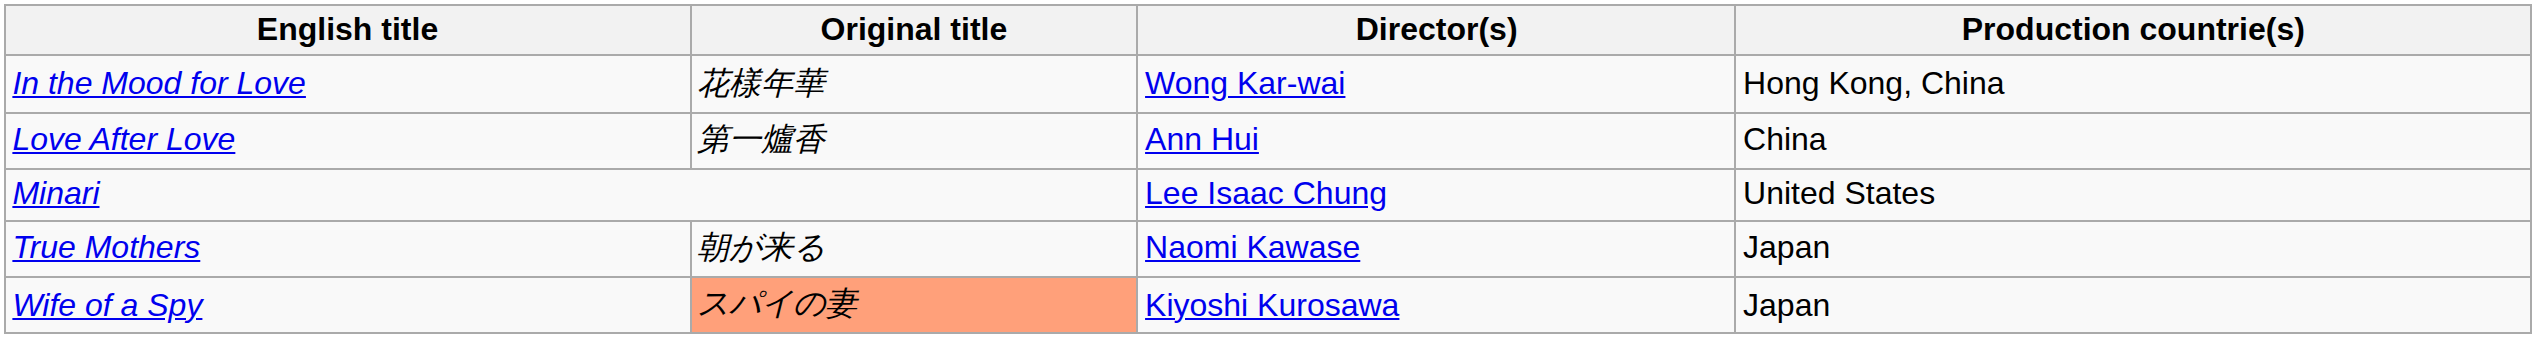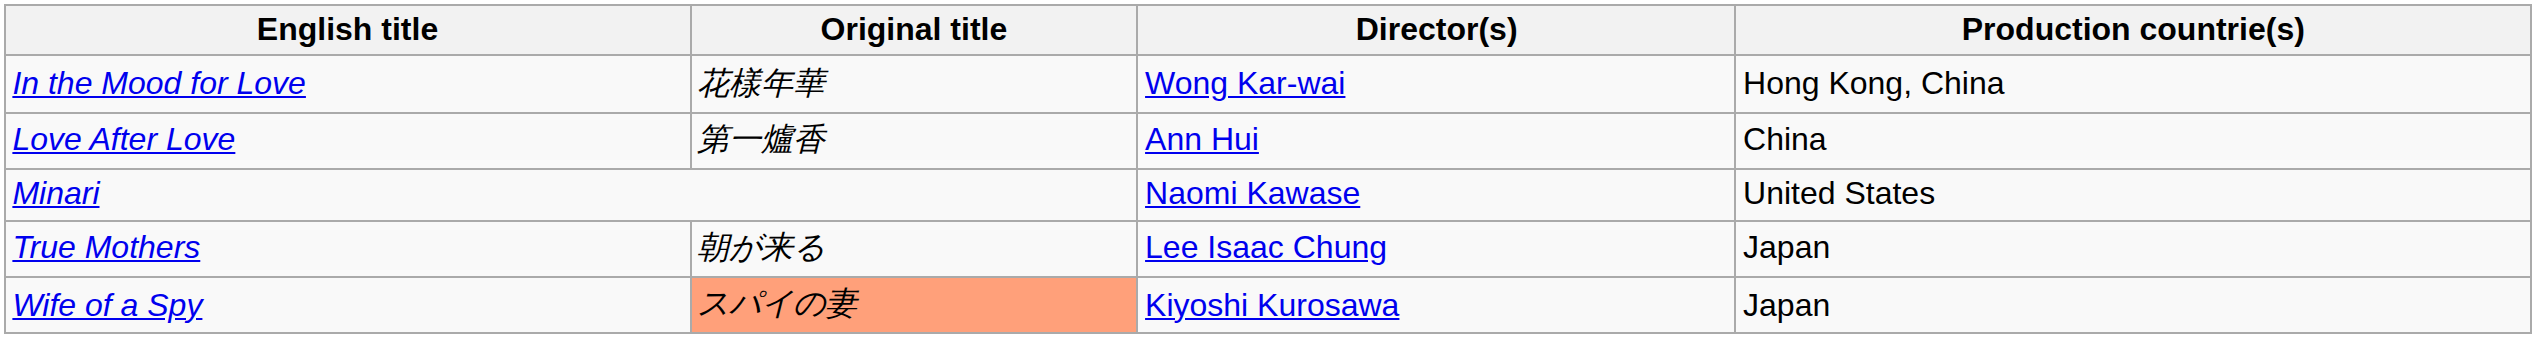(1266, 194) Lee Isaac Chung -> (1253, 194) Naomi Kawase
(1253, 247) Naomi Kawase -> (1266, 247) Lee Isaac Chung
